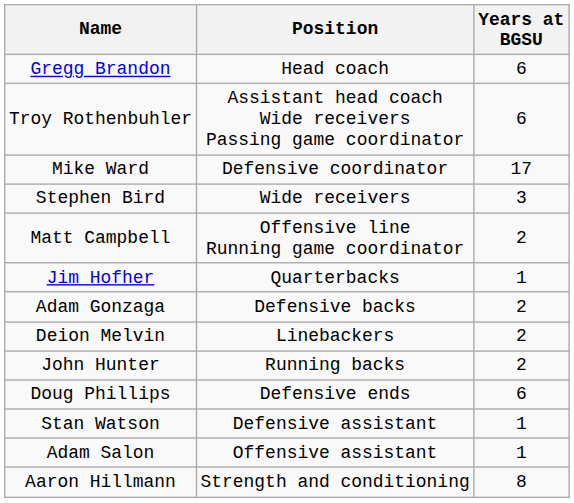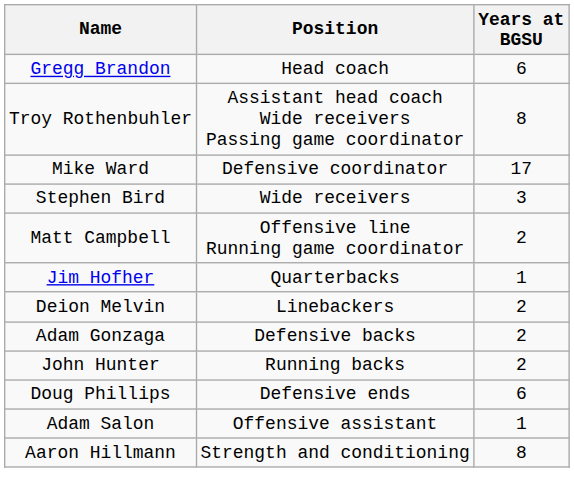(521, 119) 6 -> (521, 119) 8
rows swapped: (100, 307) <-> (100, 336)
- row: (100, 424)
